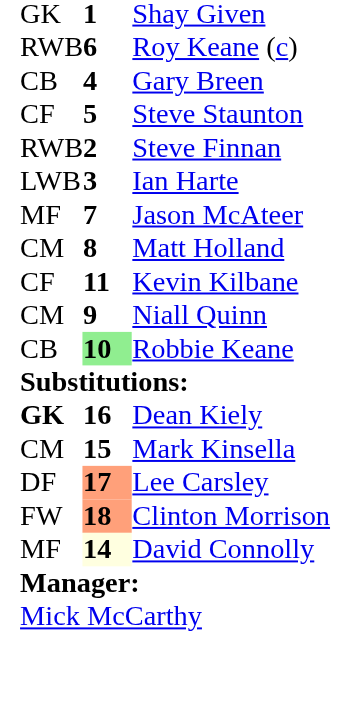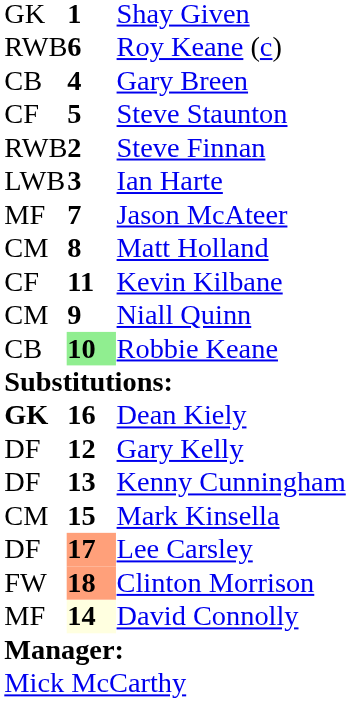+ row: (180, 448)
+ row: (231, 482)
